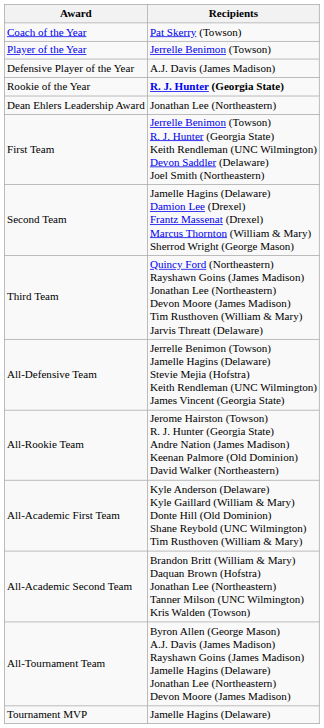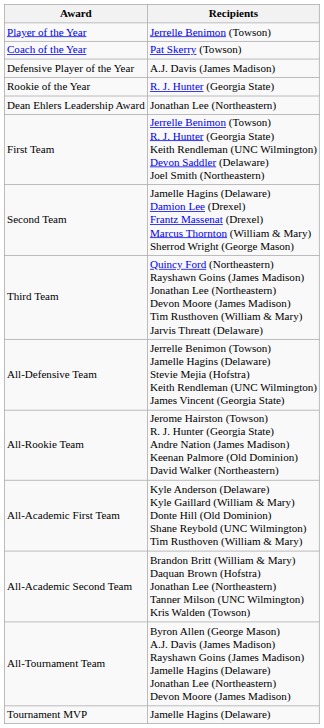rows swapped: (47, 32) <-> (47, 50)
(217, 87) bold -> (212, 87) normal
